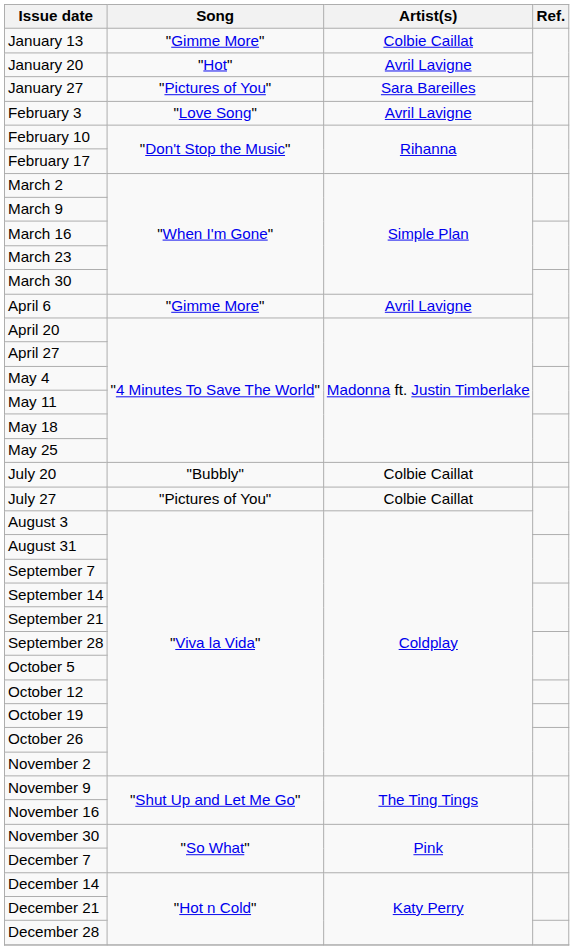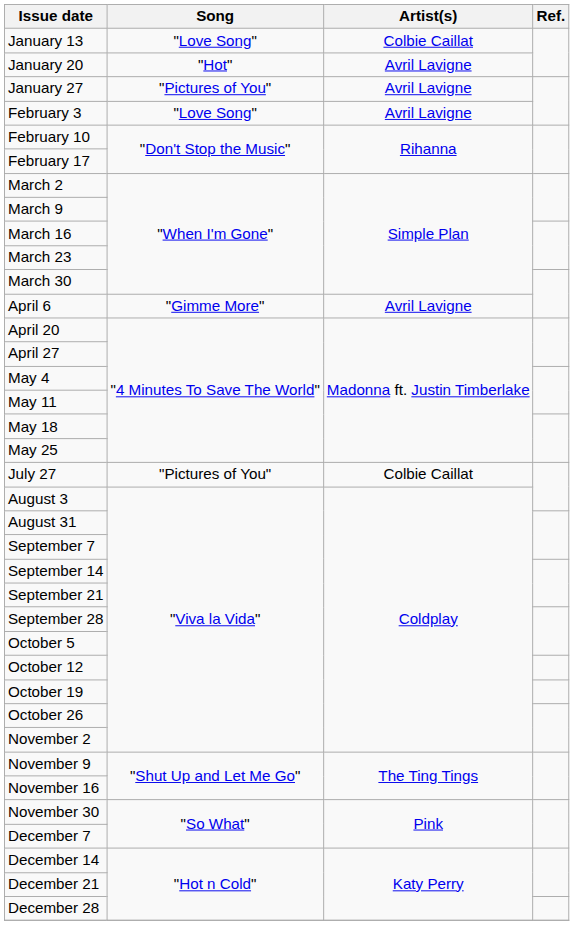(215, 40) "Gimme More" -> (215, 40) "Love Song"
(428, 88) Sara Bareilles -> (428, 88) Avril Lavigne
- row: (32, 474)
